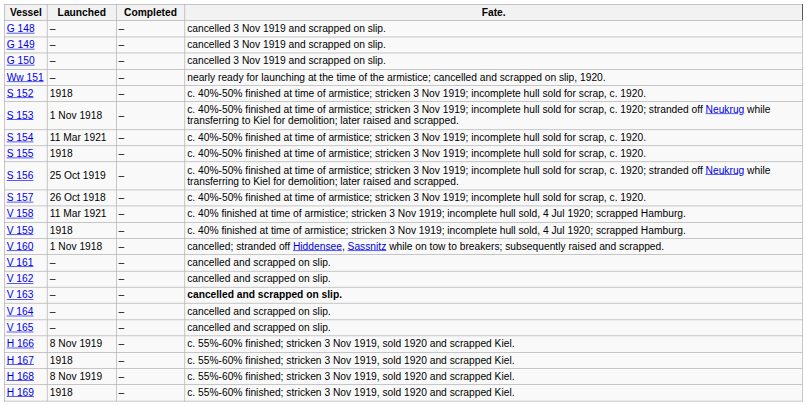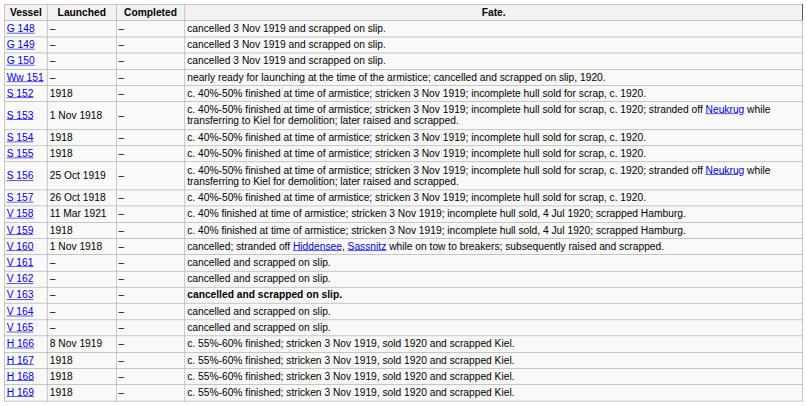(78, 137) 11 Mar 1921 -> (61, 137) 1918
(76, 376) 8 Nov 1919 -> (61, 376) 1918
